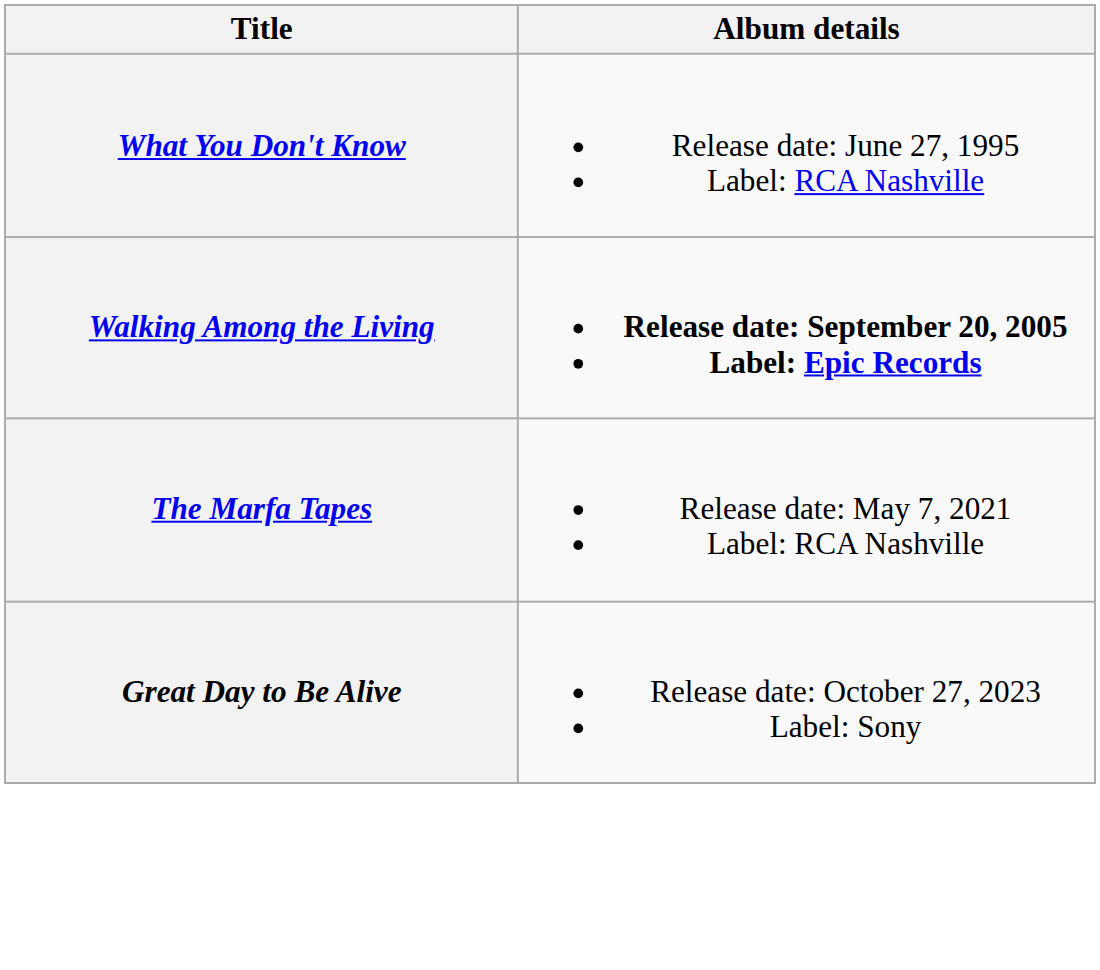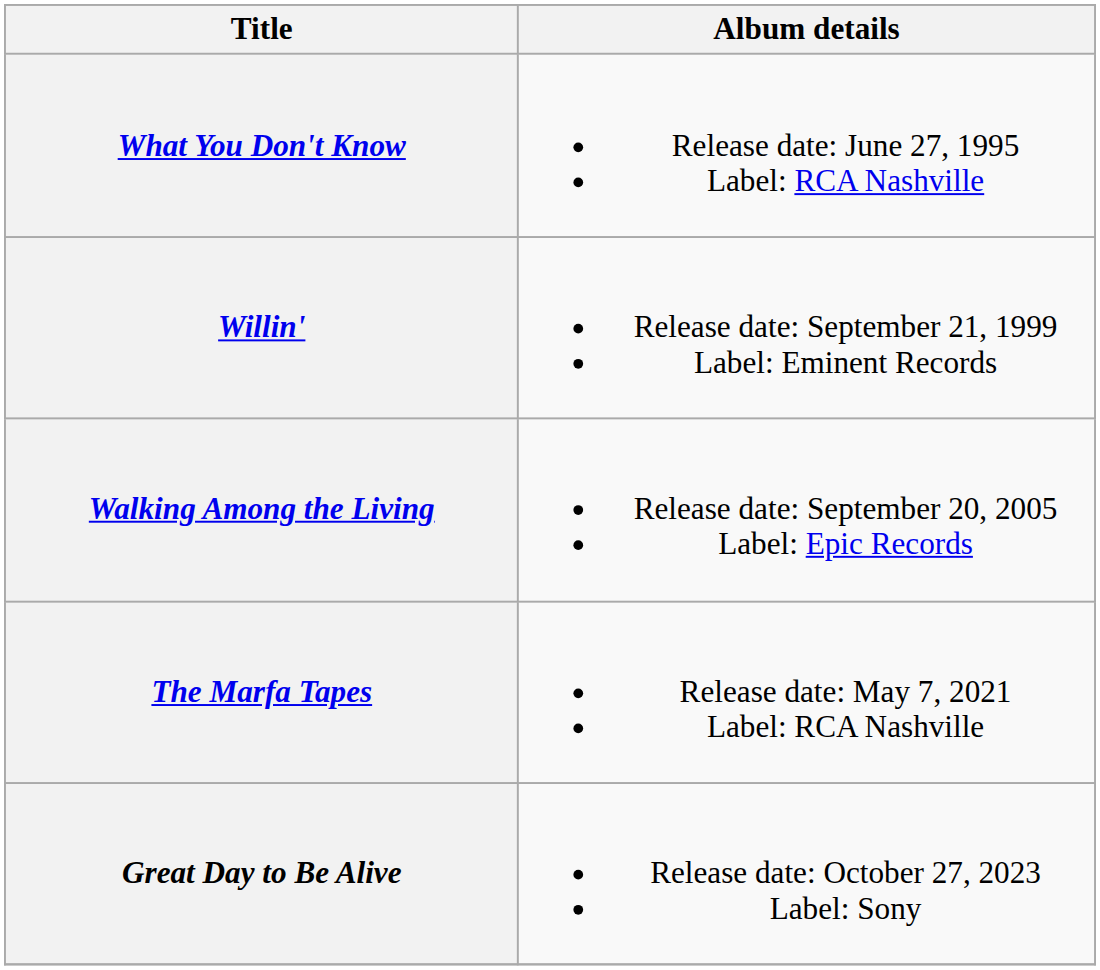+ row: (262, 327)
(807, 345) bold -> (807, 527) normal
